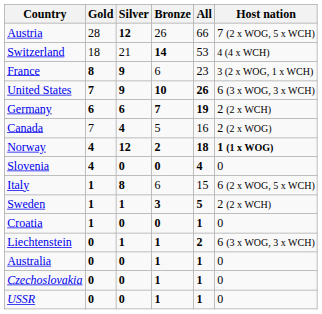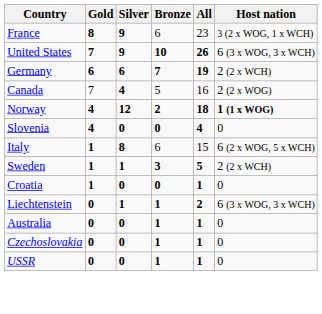- row: (25, 33)
- row: (36, 52)
